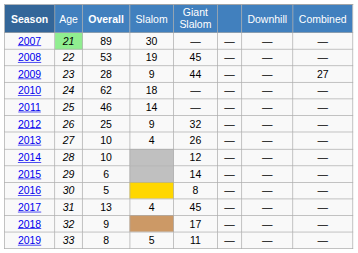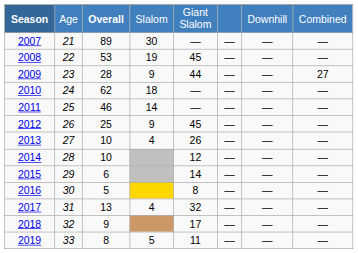(69, 41) lightgreen background -> (69, 41) no background
(195, 124) 32 -> (195, 124) 45
(195, 207) 45 -> (195, 207) 32
